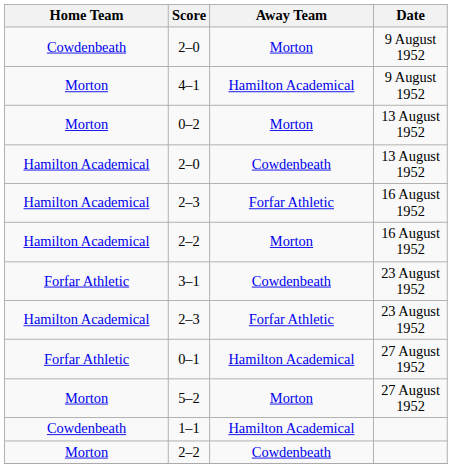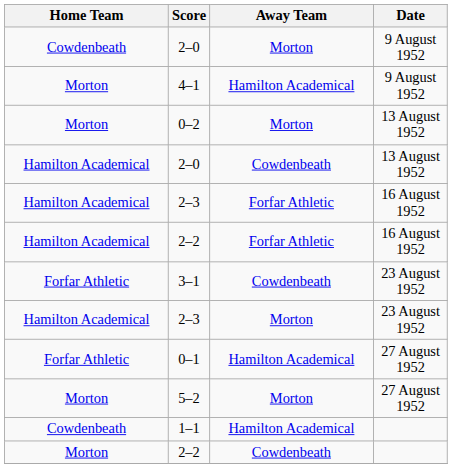(291, 242) Morton -> (291, 242) Forfar Athletic
(291, 320) Forfar Athletic -> (291, 320) Morton
